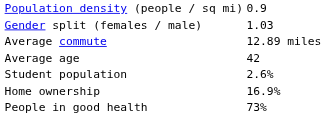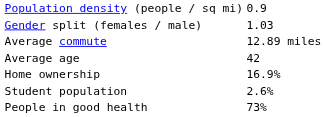rows swapped: (52, 91) <-> (66, 74)
